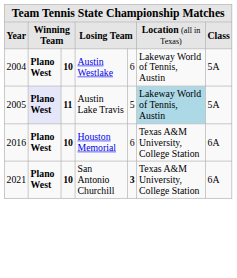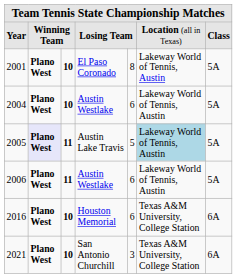+ row: (16, 67)
+ row: (16, 179)
(132, 179) bold -> (132, 254) normal
